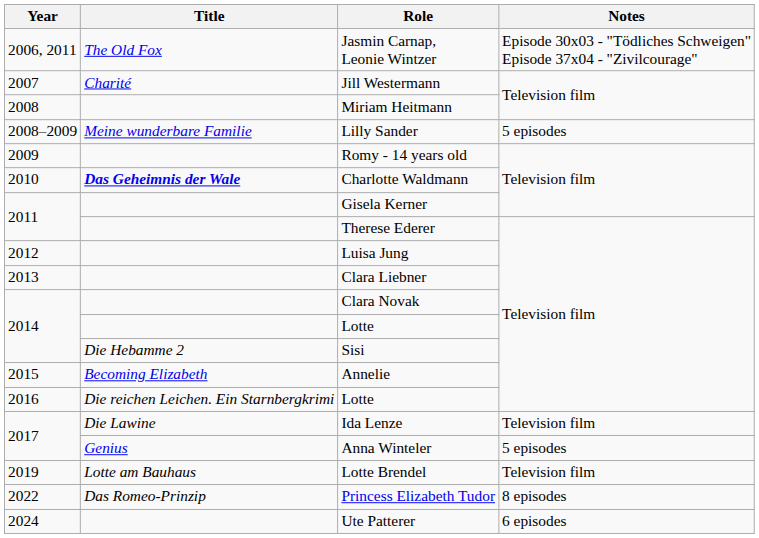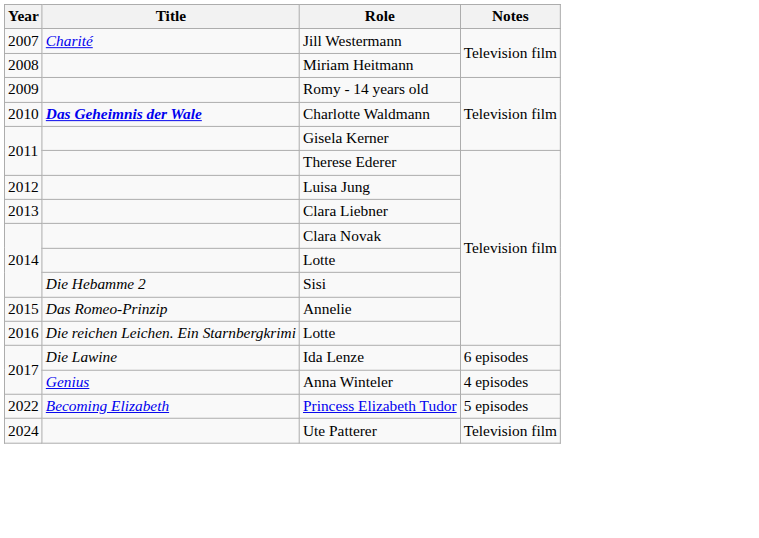- row: (42, 49)
- row: (43, 131)
(146, 374) Becoming Elizabeth -> (107, 308) Das Romeo-Prinzip
(549, 423) Television film -> (496, 357) 6 episodes
(534, 448) 5 episodes -> (496, 382) 4 episodes
- row: (23, 472)
(145, 496) Das Romeo-Prinzip -> (107, 406) Becoming Elizabeth
(534, 496) 8 episodes -> (496, 406) 5 episodes
(534, 521) 6 episodes -> (510, 430) Television film
